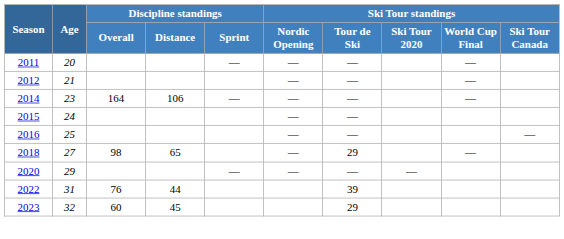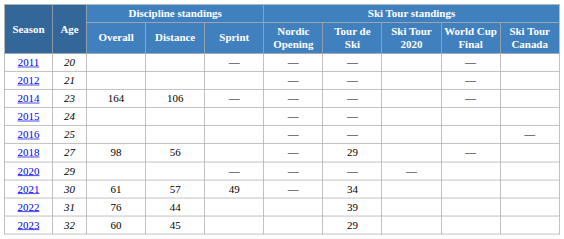(175, 152) 65 -> (175, 152) 56
+ row: (29, 189)
